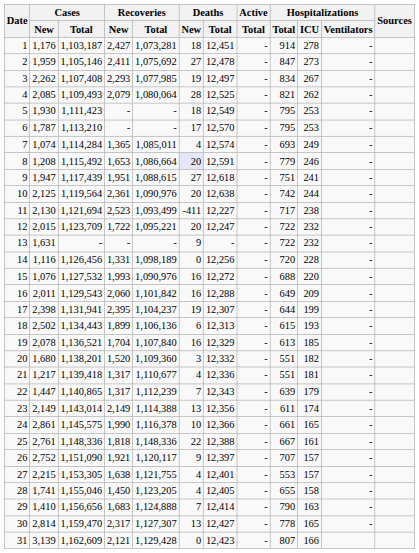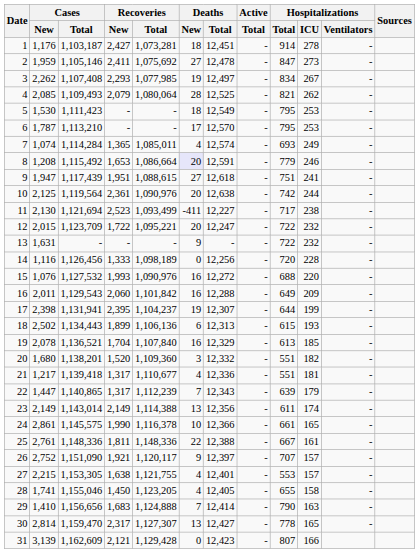(44, 111) 1,930 -> (44, 111) 1,530
(119, 260) 1,331 -> (119, 260) 1,333
(119, 441) 1,818 -> (119, 441) 1,811
